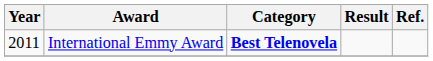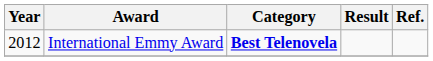(24, 42) 2011 -> (24, 42) 2012
